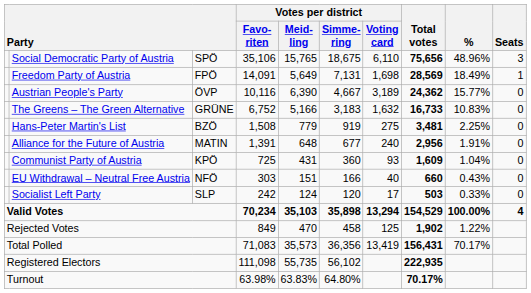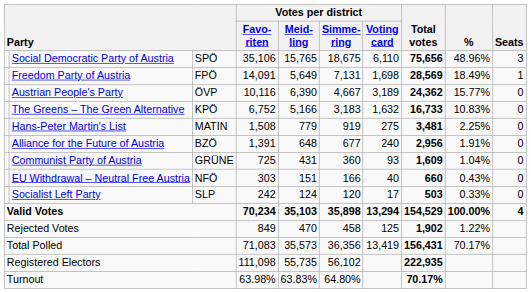(214, 110) GRÜNE -> (206, 110) KPÖ
(206, 127) BZÖ -> (211, 127) MATIN
(211, 144) MATIN -> (206, 144) BZÖ
(206, 161) KPÖ -> (214, 161) GRÜNE
